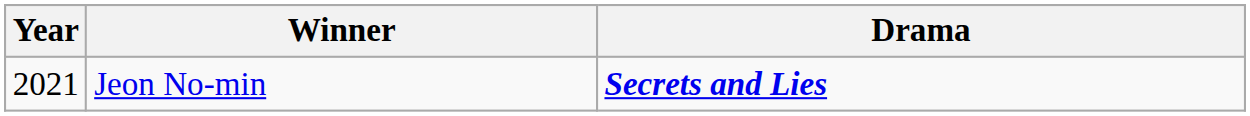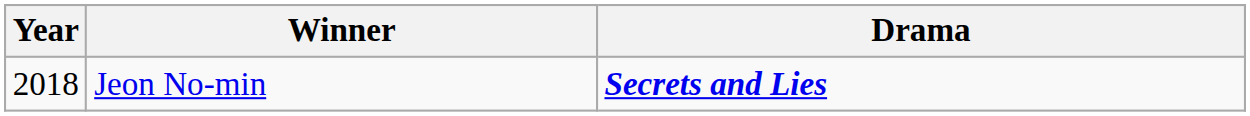(46, 83) 2021 -> (46, 83) 2018
